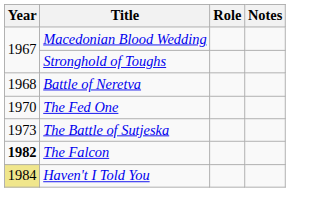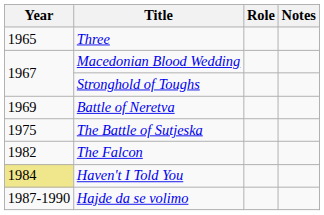+ row: (93, 38)
(22, 84) 1968 -> (22, 107) 1969
- row: (81, 107)
(22, 130) 1973 -> (22, 130) 1975
(22, 152) bold -> (22, 152) normal
+ row: (133, 198)
